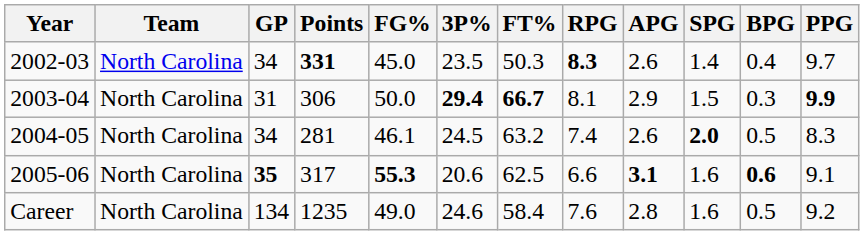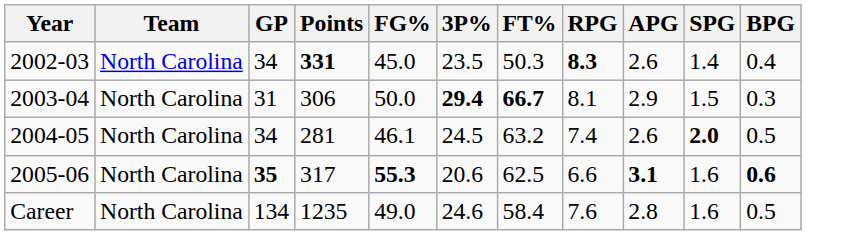- column: (829, 23)
